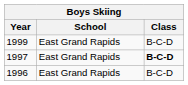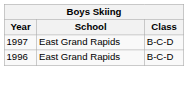- row: (17, 42)
(160, 57) bold -> (160, 42) normal
